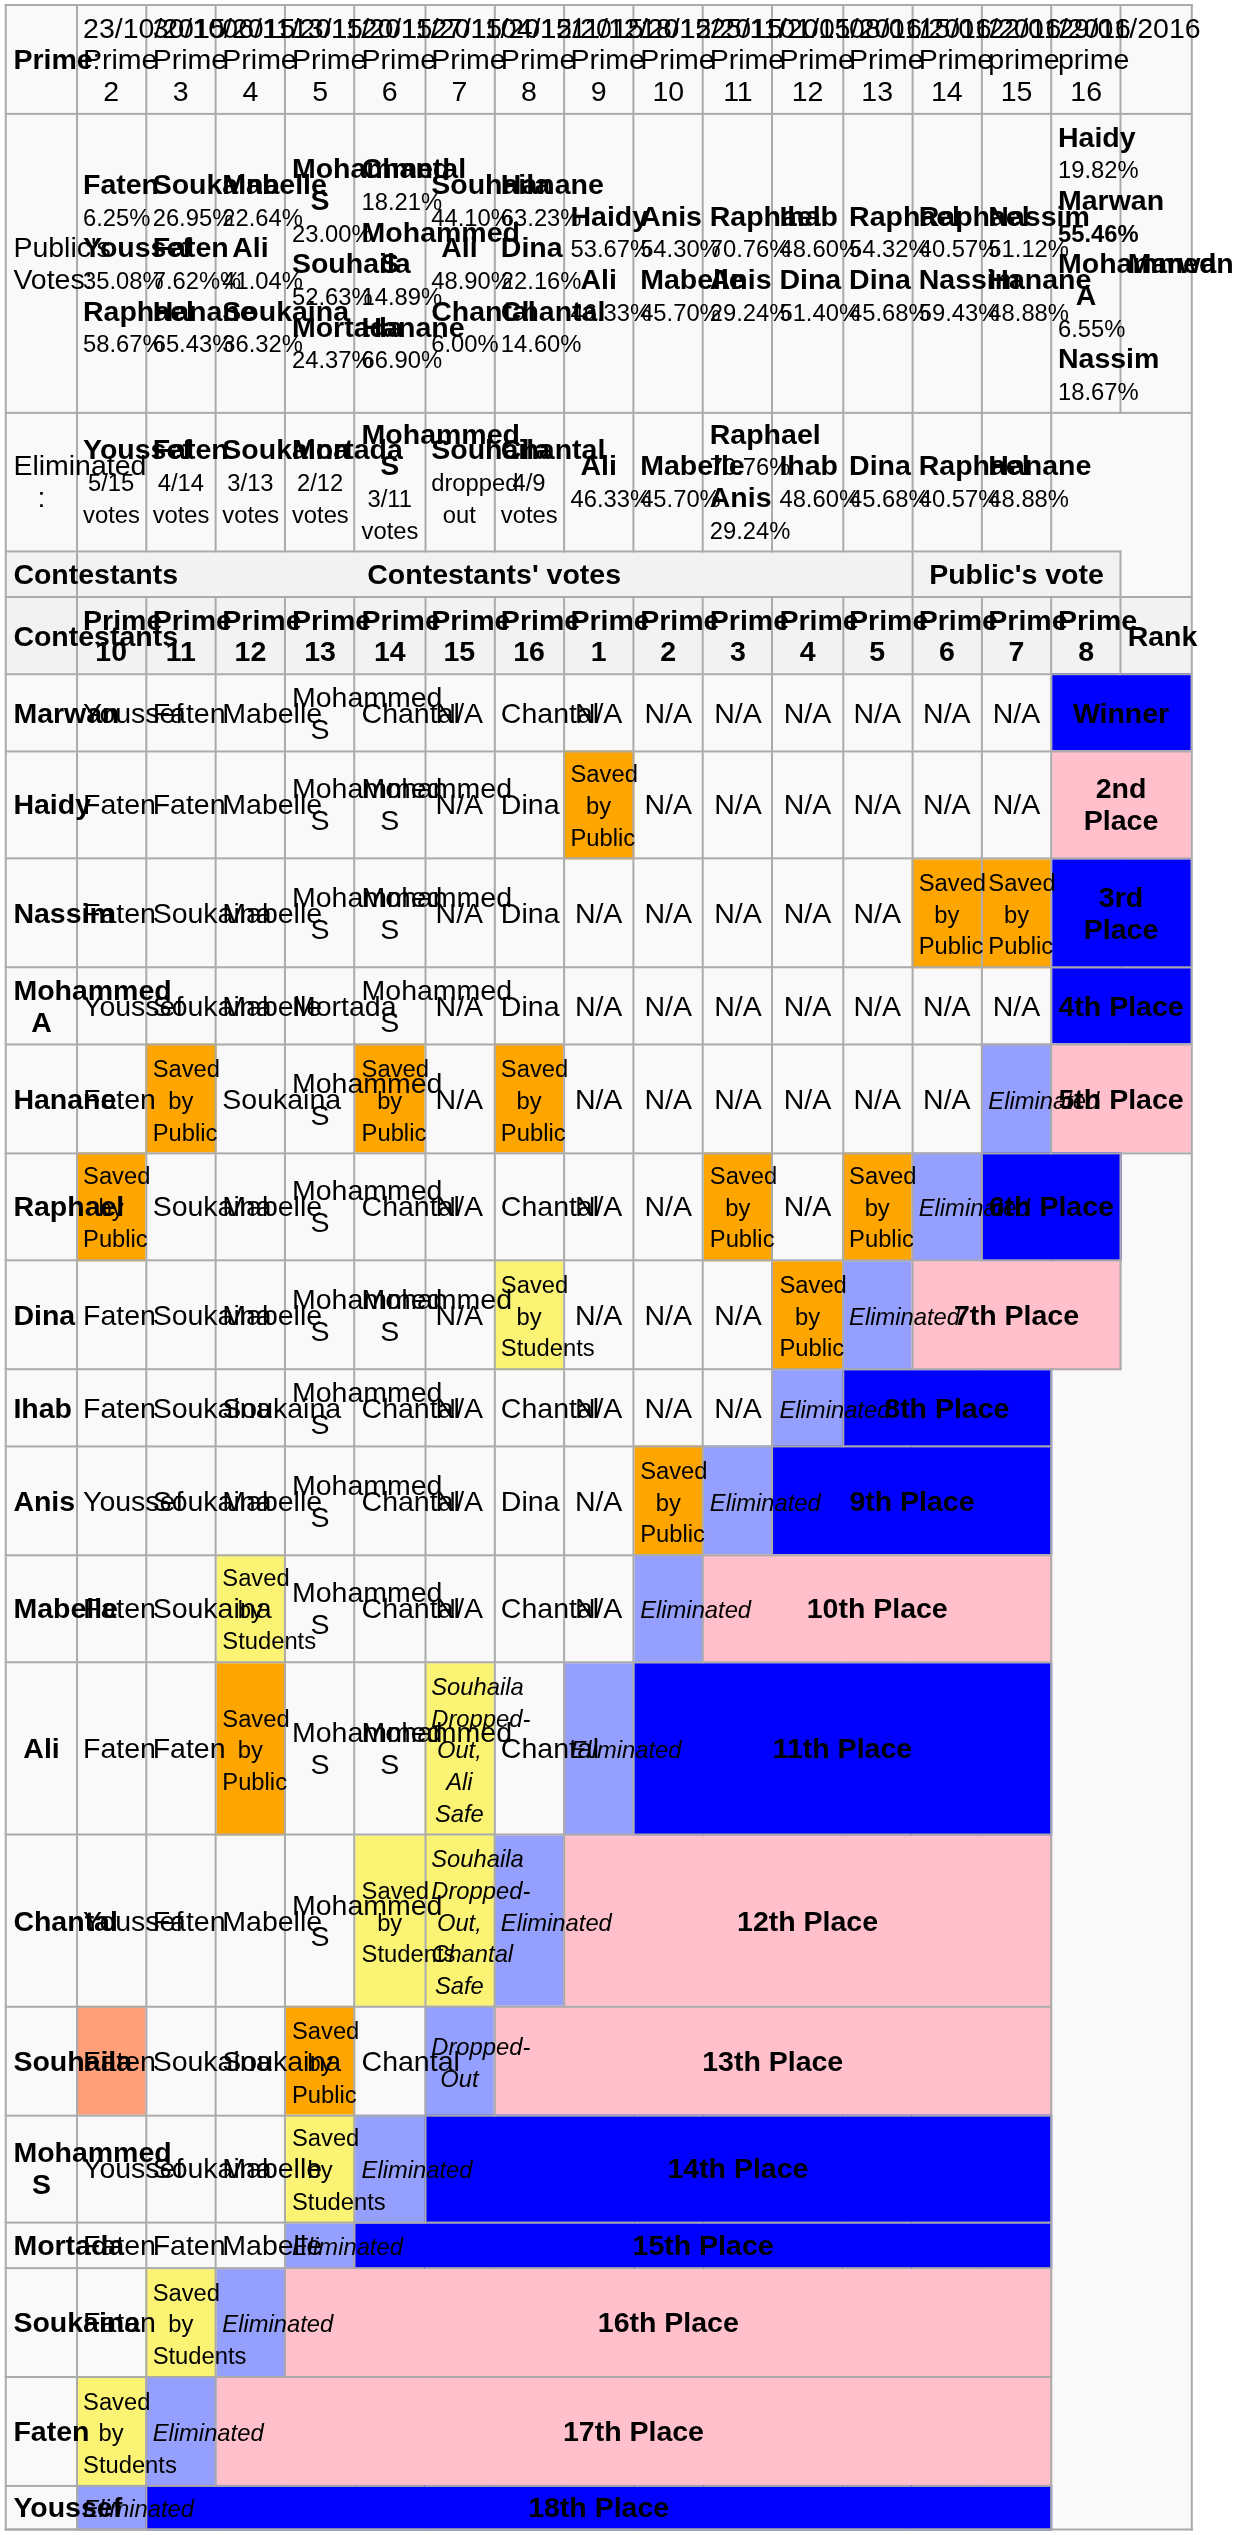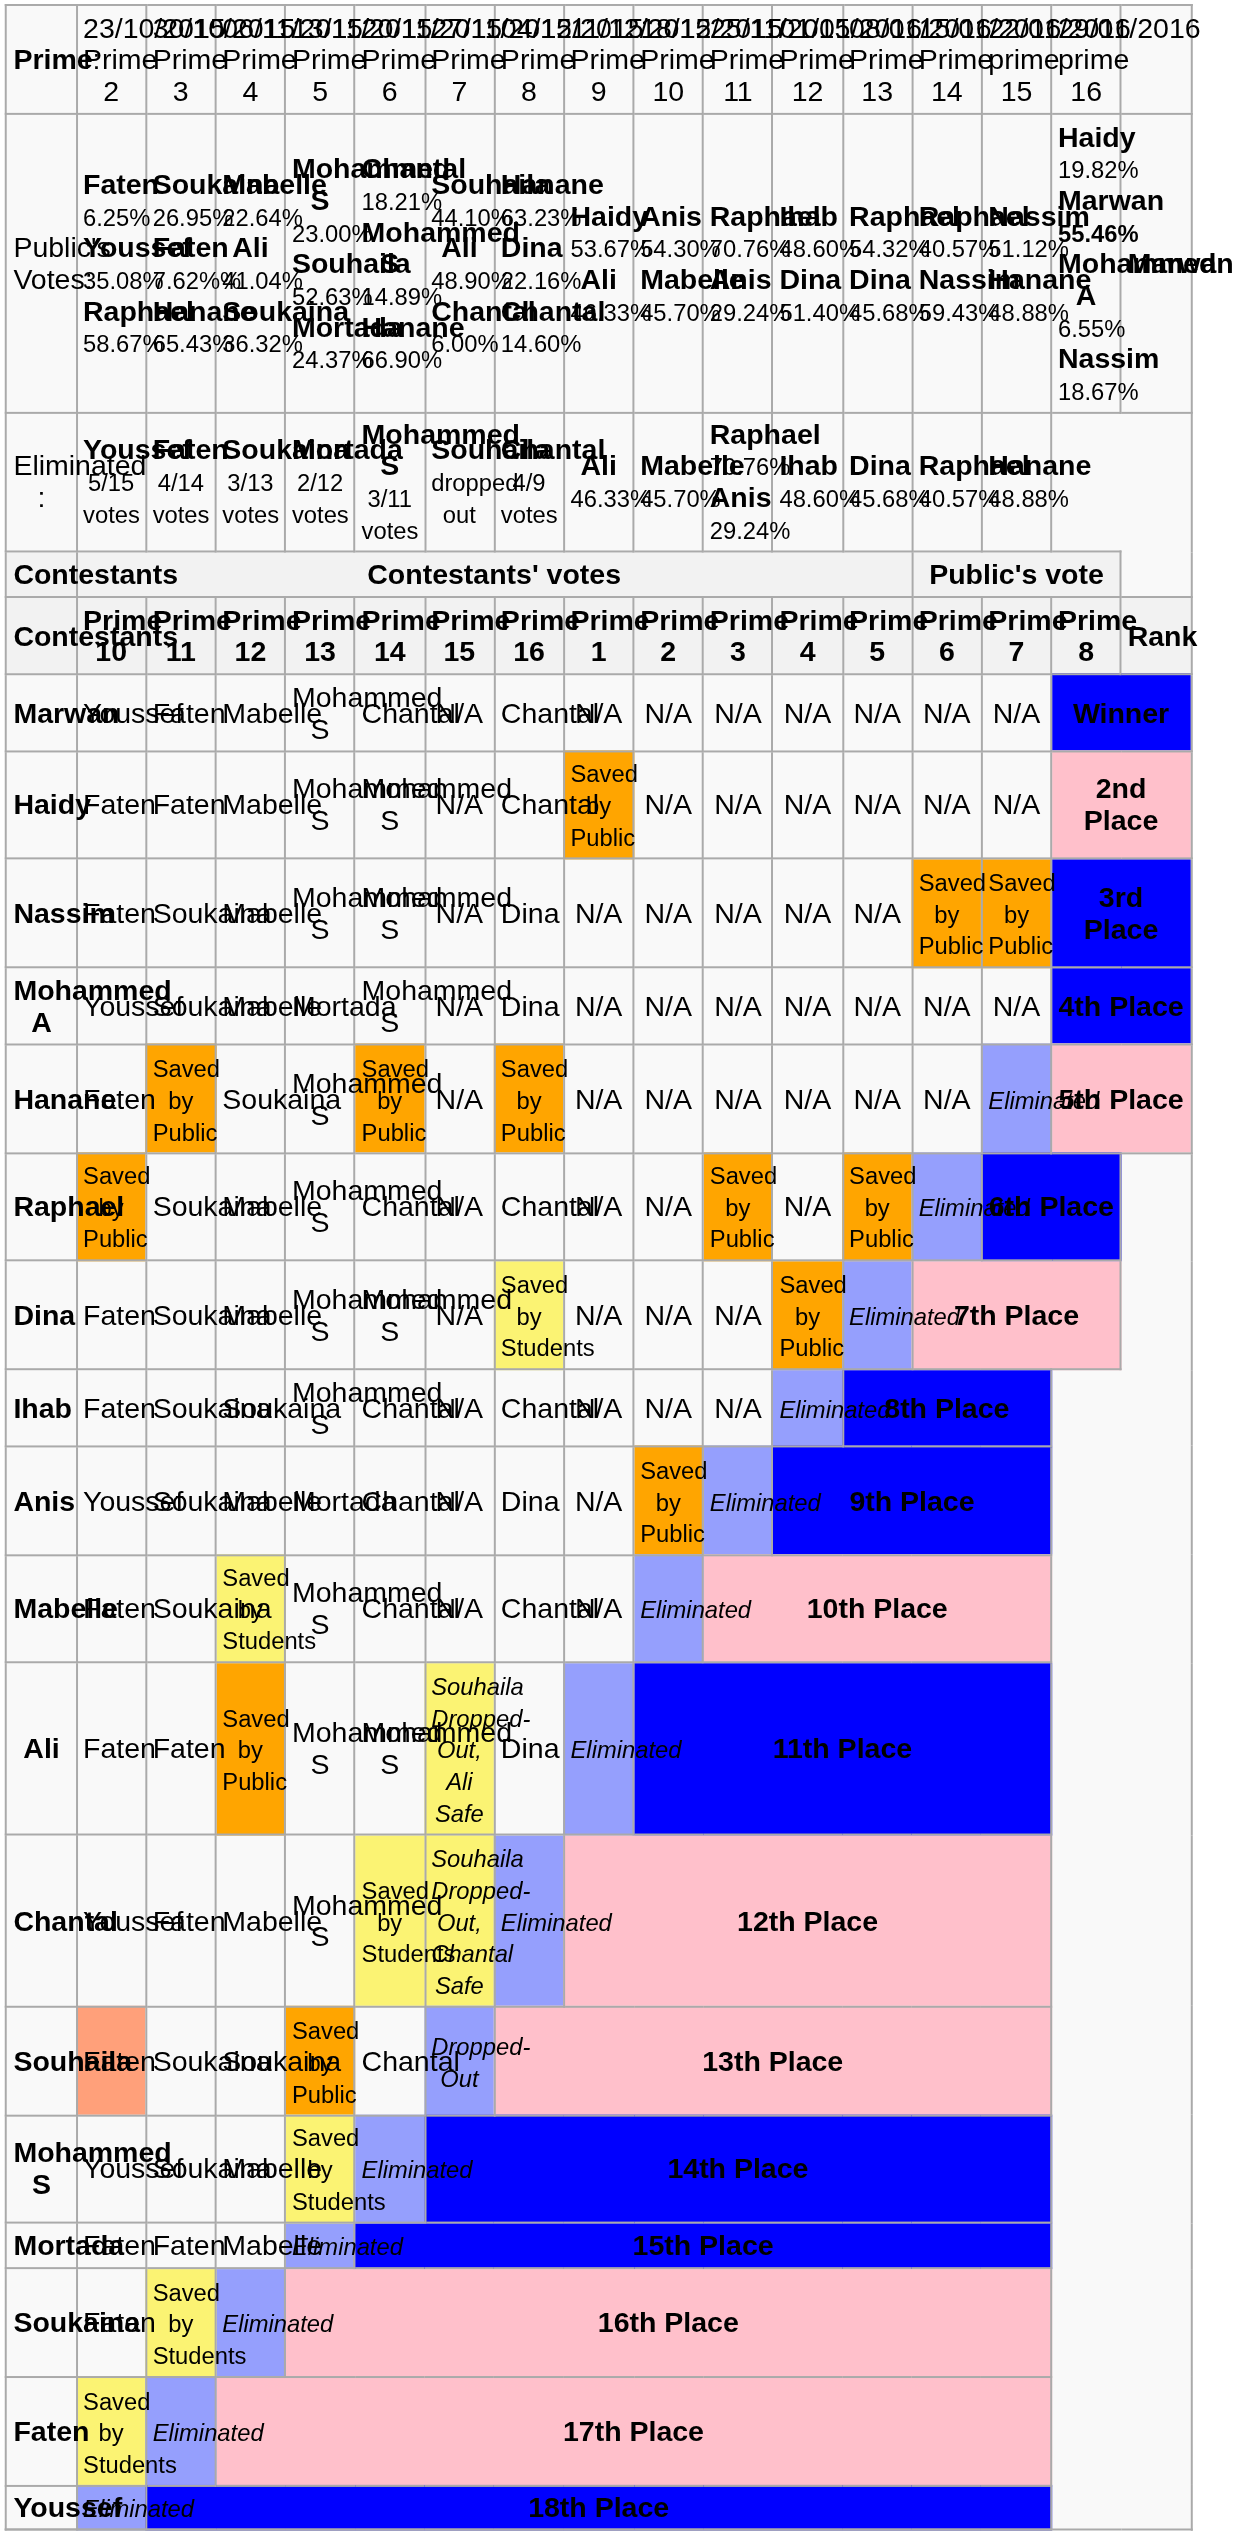(530, 805) Dina -> (550, 805) Chantal
(367, 1501) Mohammed S -> (344, 1501) Mortada
(550, 1749) Chantal -> (530, 1749) Dina
